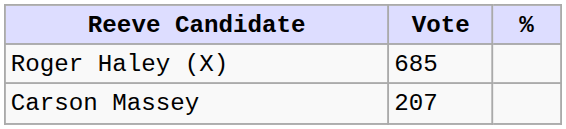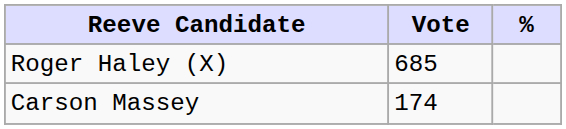(416, 103) 207 -> (416, 103) 174
